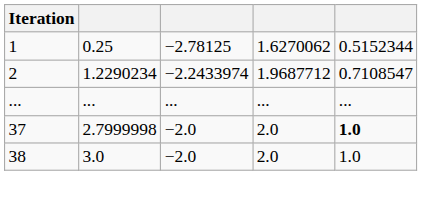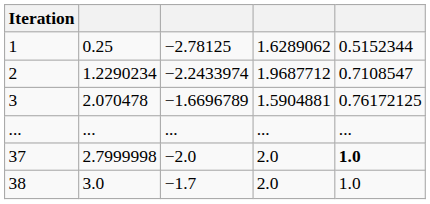(294, 45) 1.6270062 -> (294, 45) 1.6289062
+ row: (13, 101)
(180, 156) −2.0 -> (180, 184) −1.7
